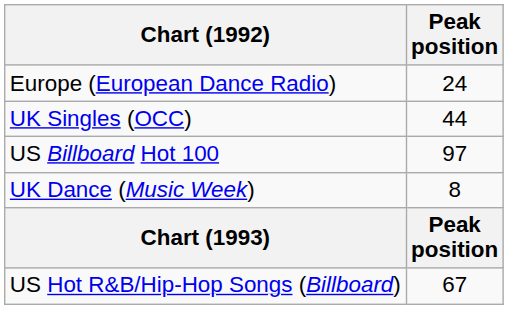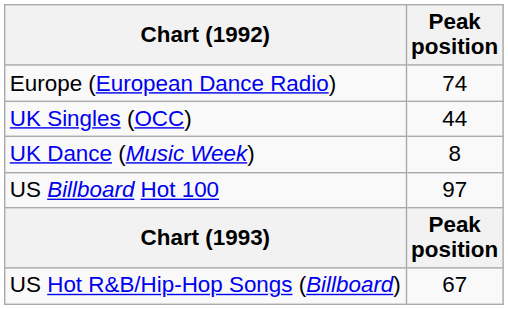(455, 82) 24 -> (455, 82) 74
rows swapped: (132, 189) <-> (114, 154)
